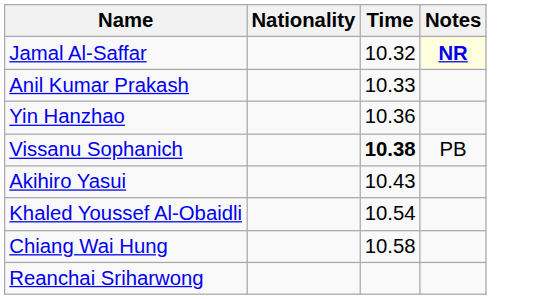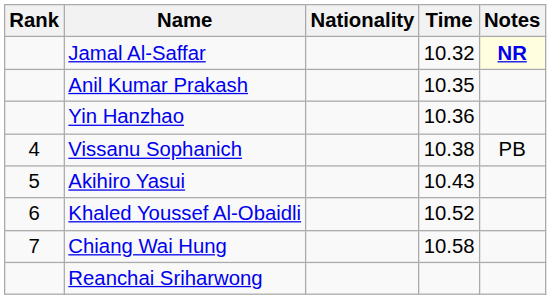+ column: (34, 20)
(390, 85) 10.33 -> (449, 85) 10.35
(390, 149) bold -> (449, 149) normal
(390, 213) 10.54 -> (449, 213) 10.52
